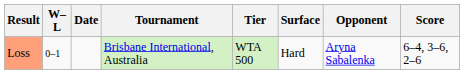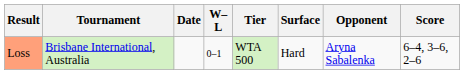columns swapped: (57, 20) <-> (167, 20)
